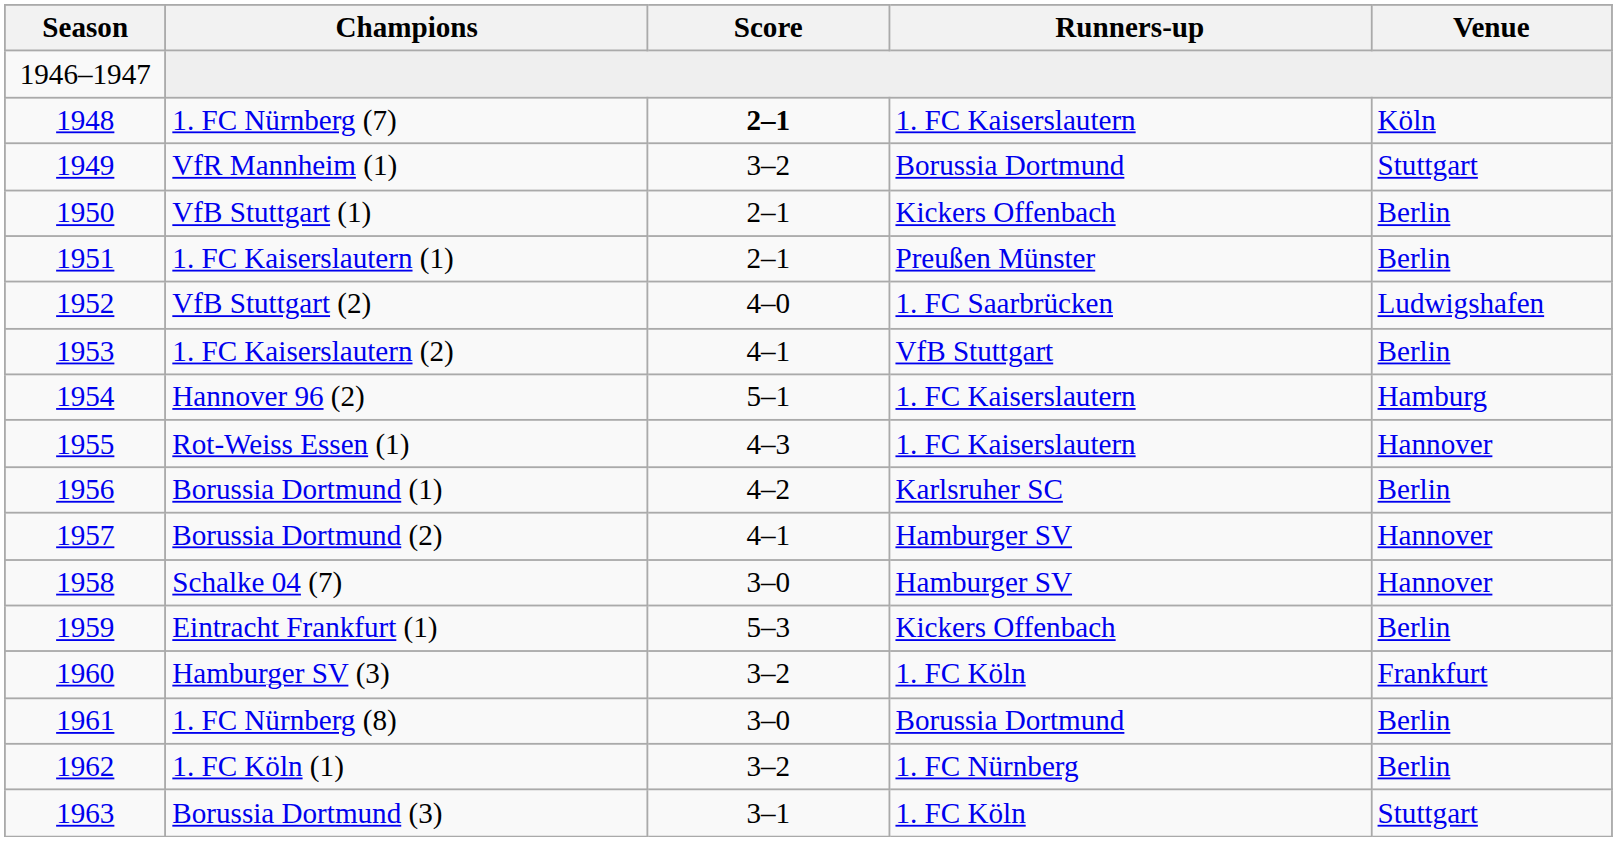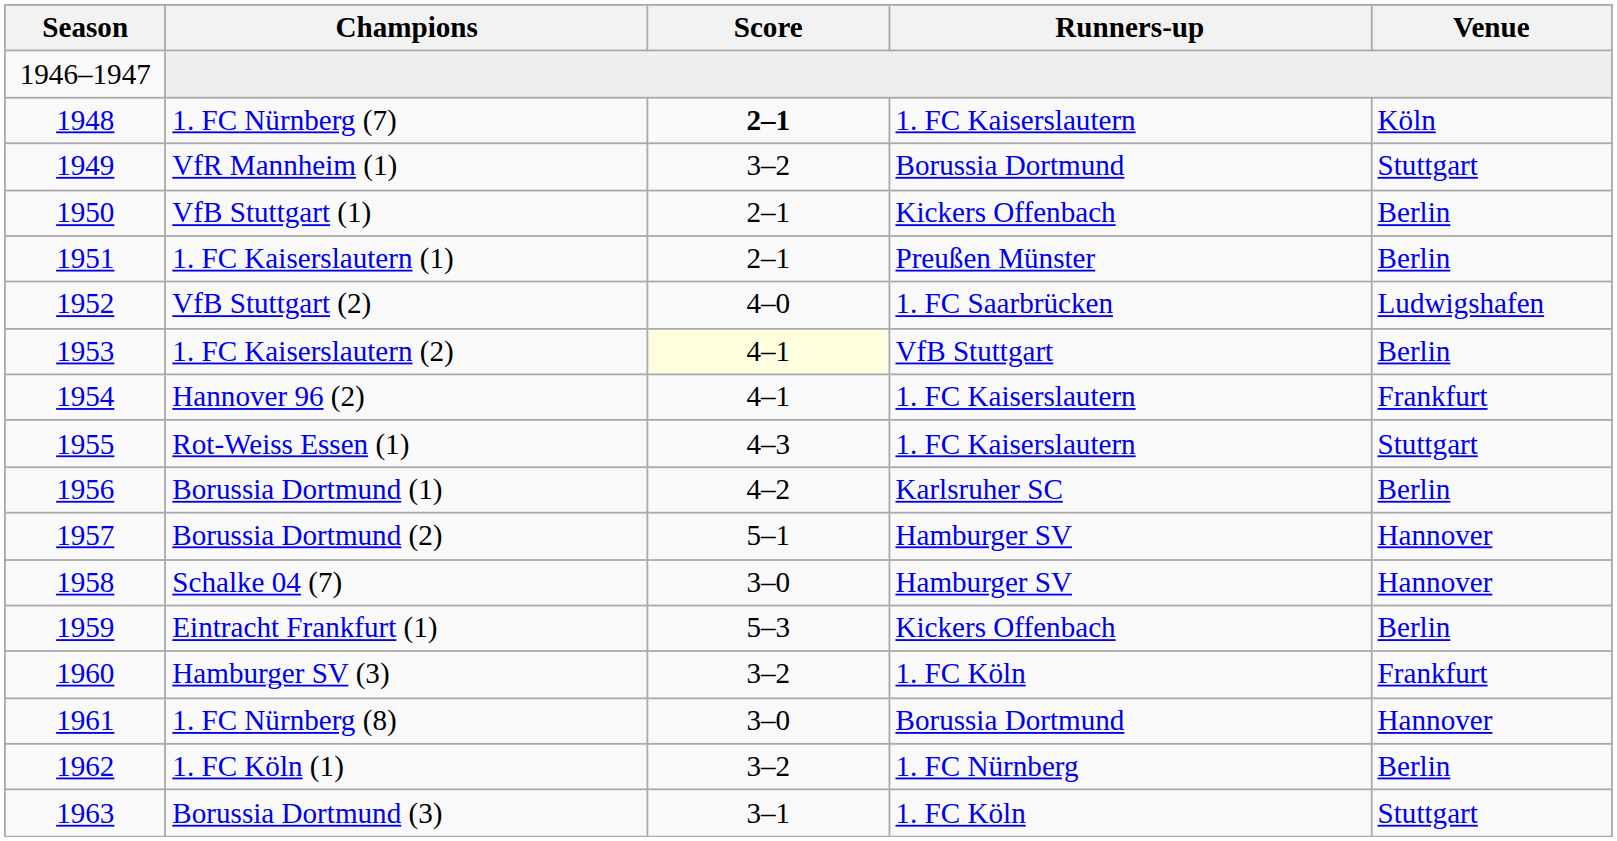(768, 350) no background -> (768, 350) lightyellow background
(768, 397) 5–1 -> (768, 397) 4–1
(1432, 397) Hamburg -> (1433, 397) Frankfurt
(1435, 443) Hannover -> (1428, 443) Stuttgart
(768, 535) 4–1 -> (768, 535) 5–1
(1414, 720) Berlin -> (1435, 720) Hannover
